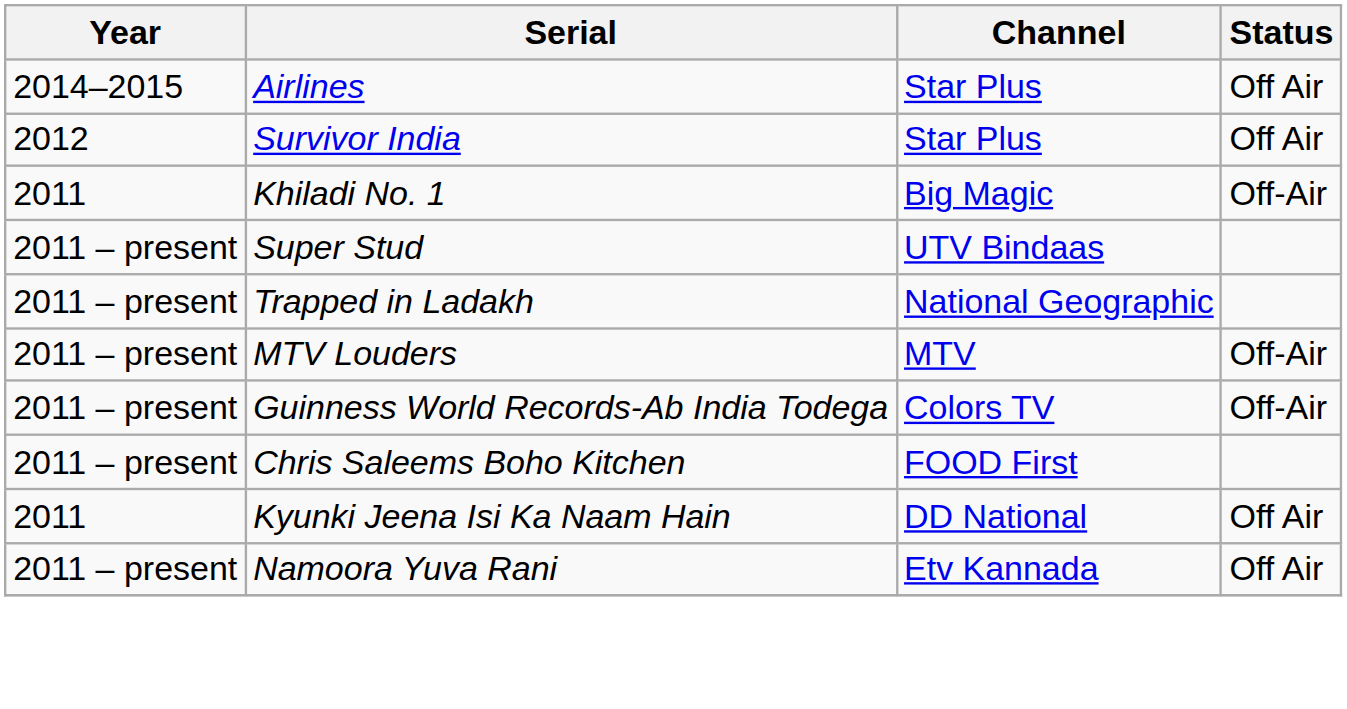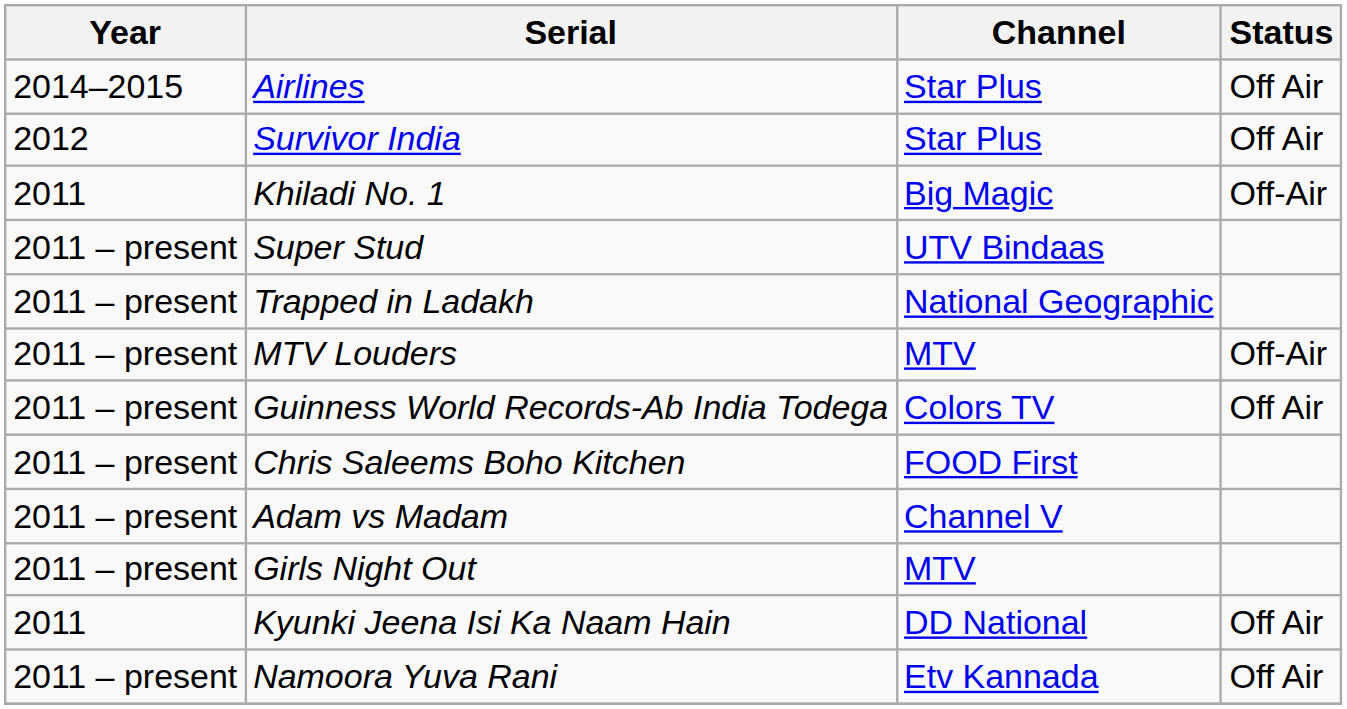(1278, 408) Off-Air -> (1277, 408) Off Air
+ row: (381, 516)
+ row: (365, 569)
